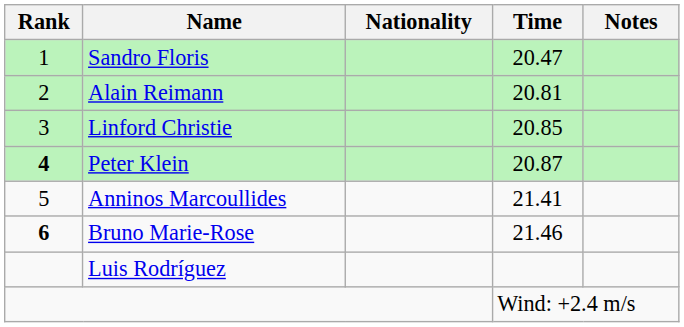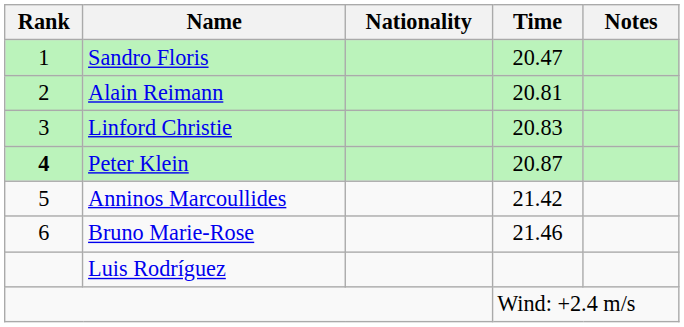(538, 127) 20.85 -> (538, 127) 20.83
(538, 198) 21.41 -> (538, 198) 21.42
(44, 233) bold -> (44, 233) normal
